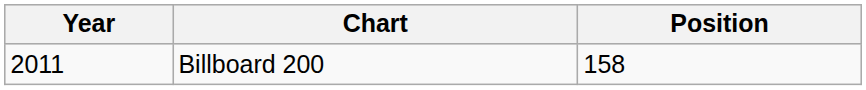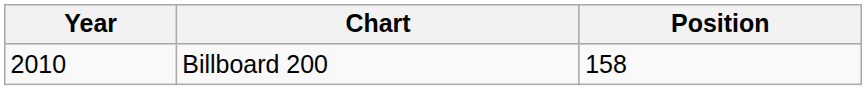(37, 63) 2011 -> (38, 63) 2010
